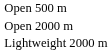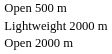rows swapped: (39, 25) <-> (56, 43)
